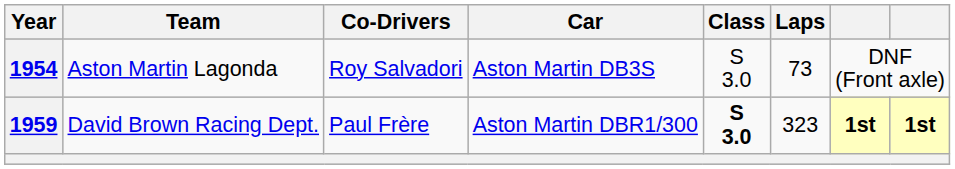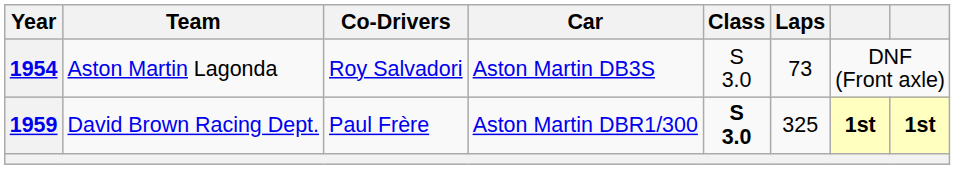(800, 126) 323 -> (800, 126) 325
